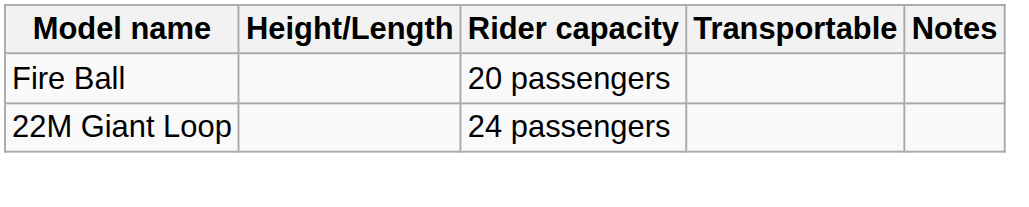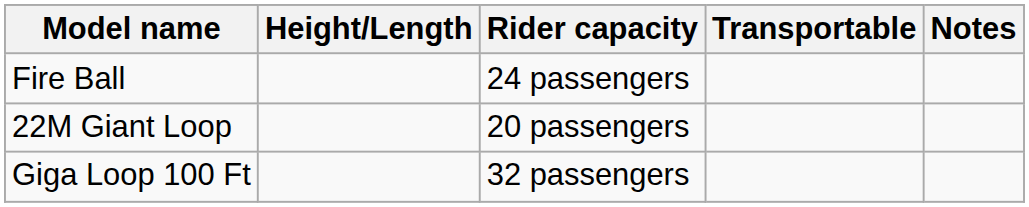(569, 77) 20 passengers -> (588, 77) 24 passengers
(569, 126) 24 passengers -> (588, 126) 20 passengers
+ row: (131, 175)
